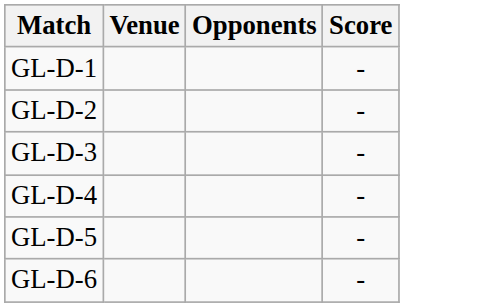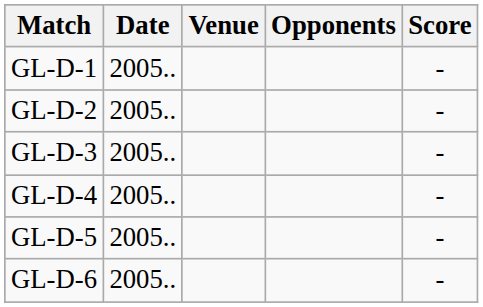+ column: (143, 25)
